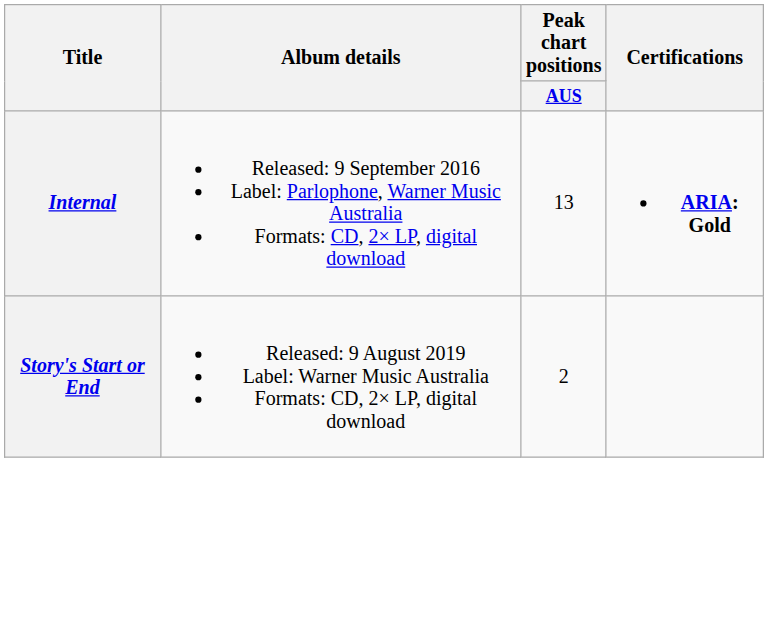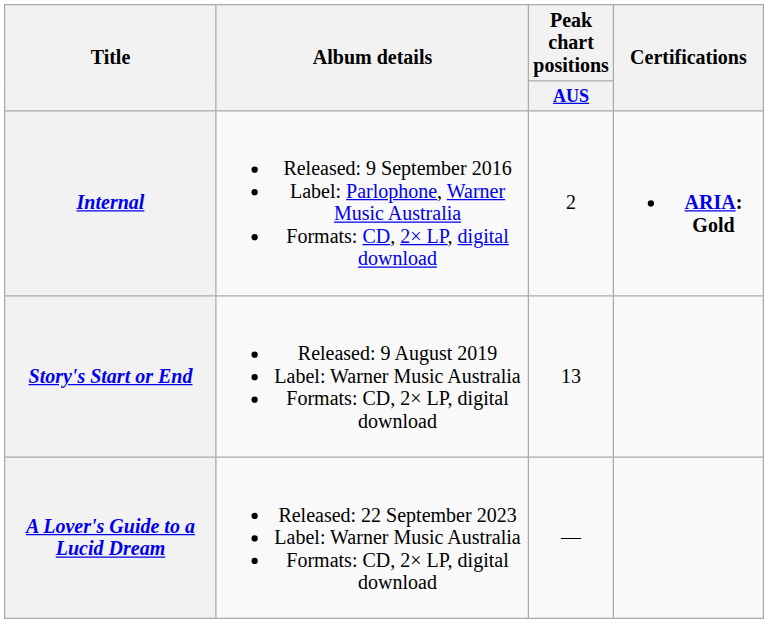(564, 203) 13 -> (571, 203) 2
(564, 375) 2 -> (571, 375) 13
+ row: (110, 537)
